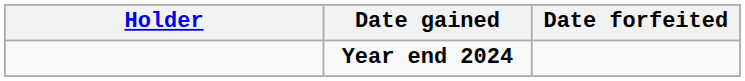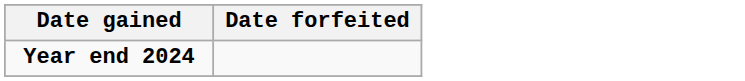- column: (164, 23)
